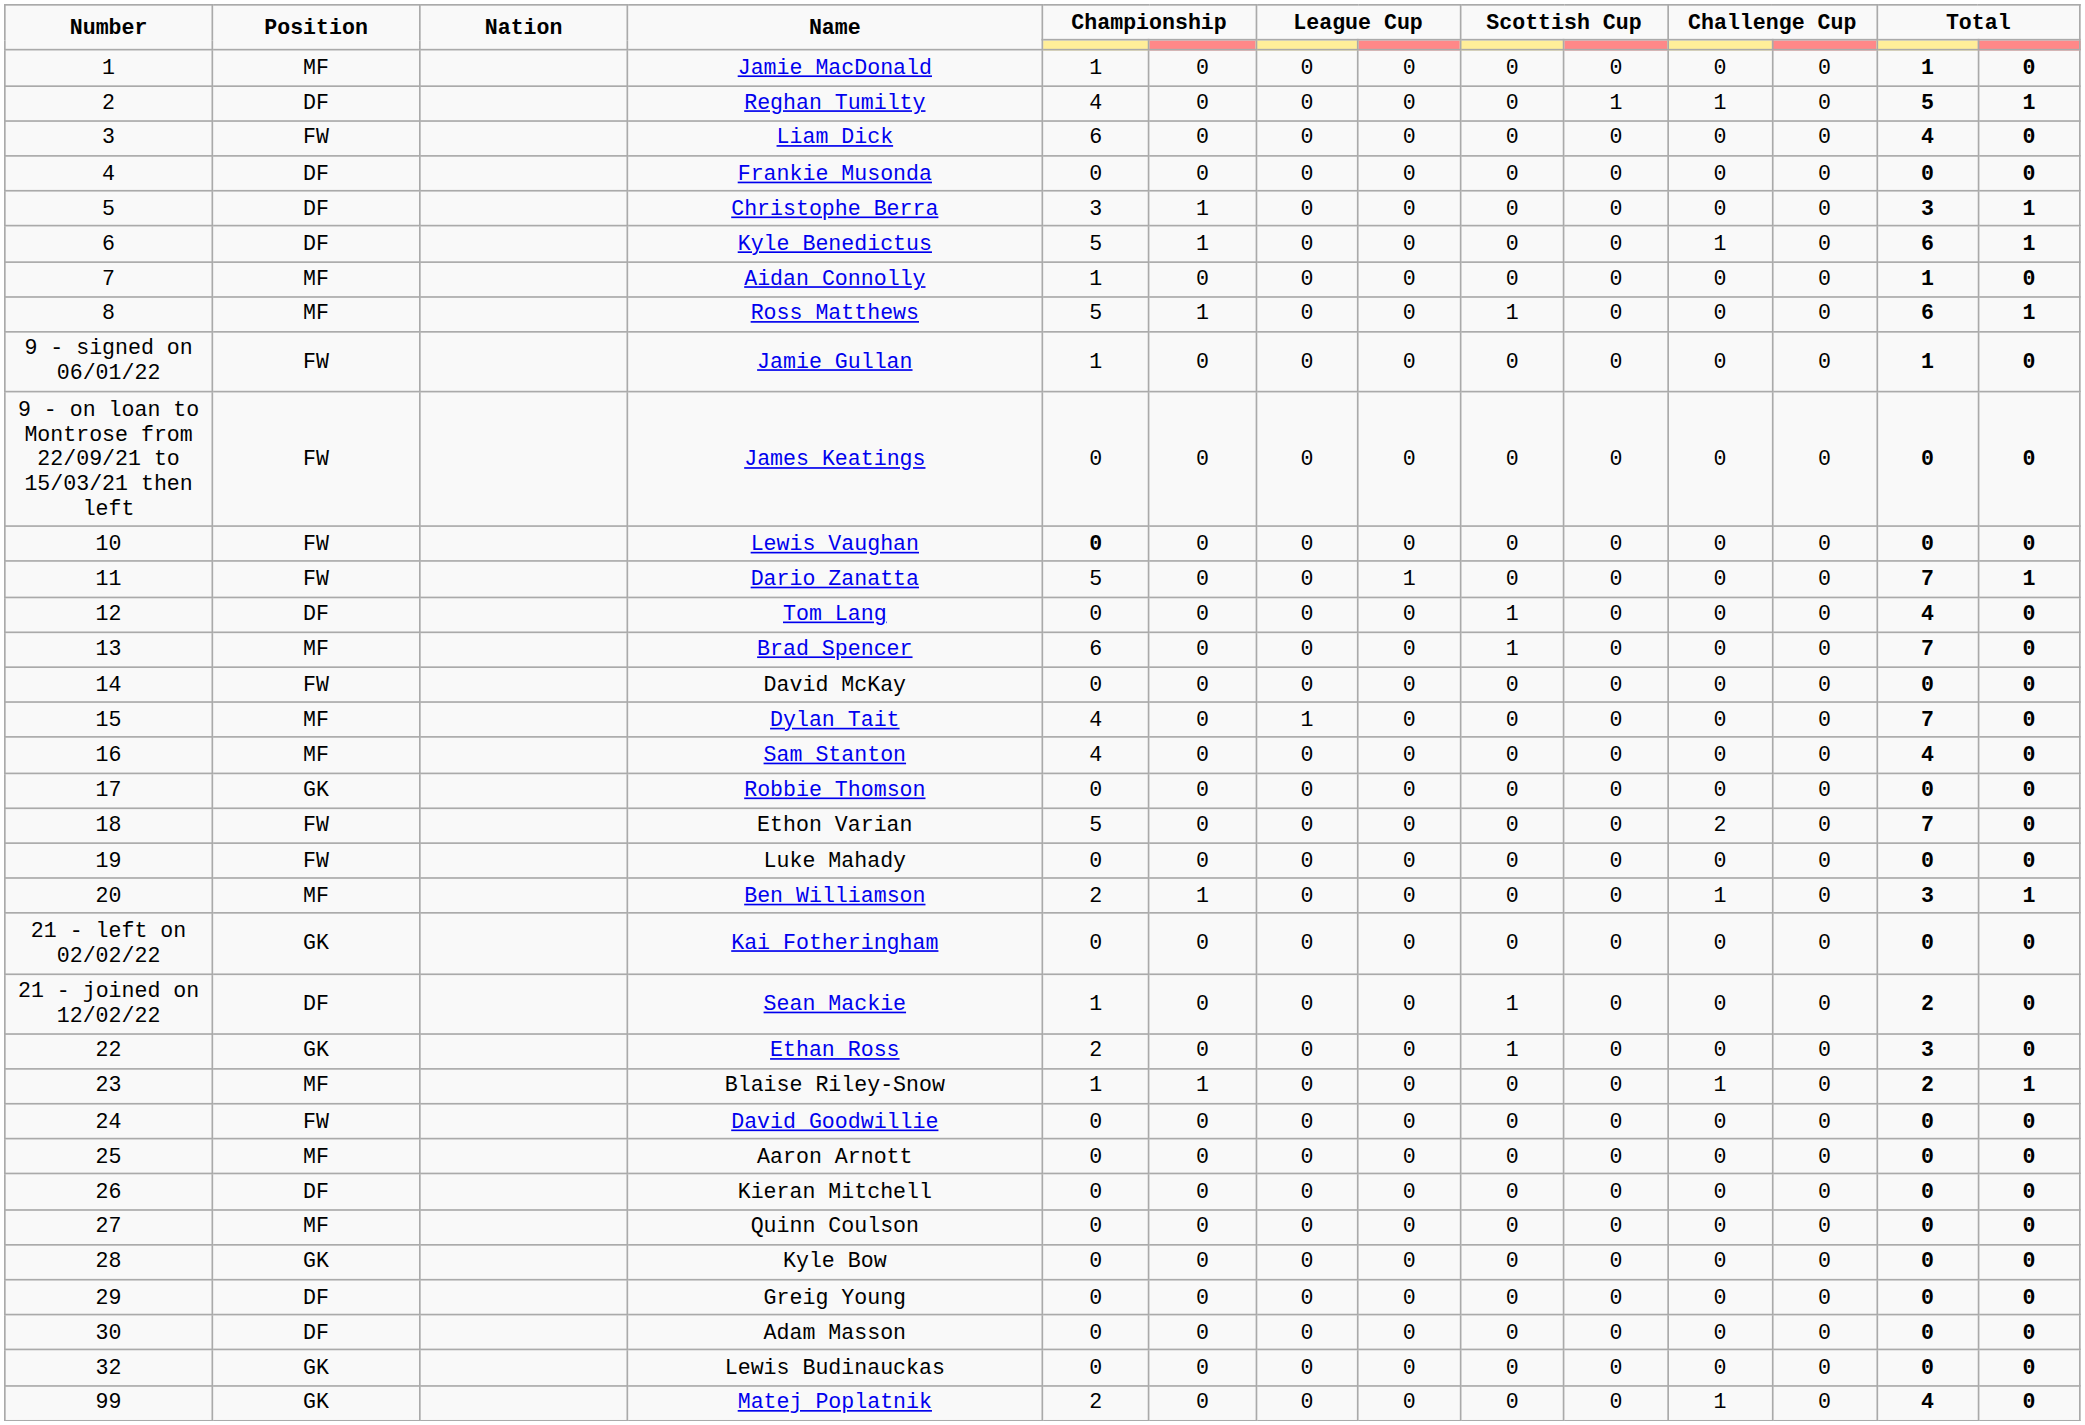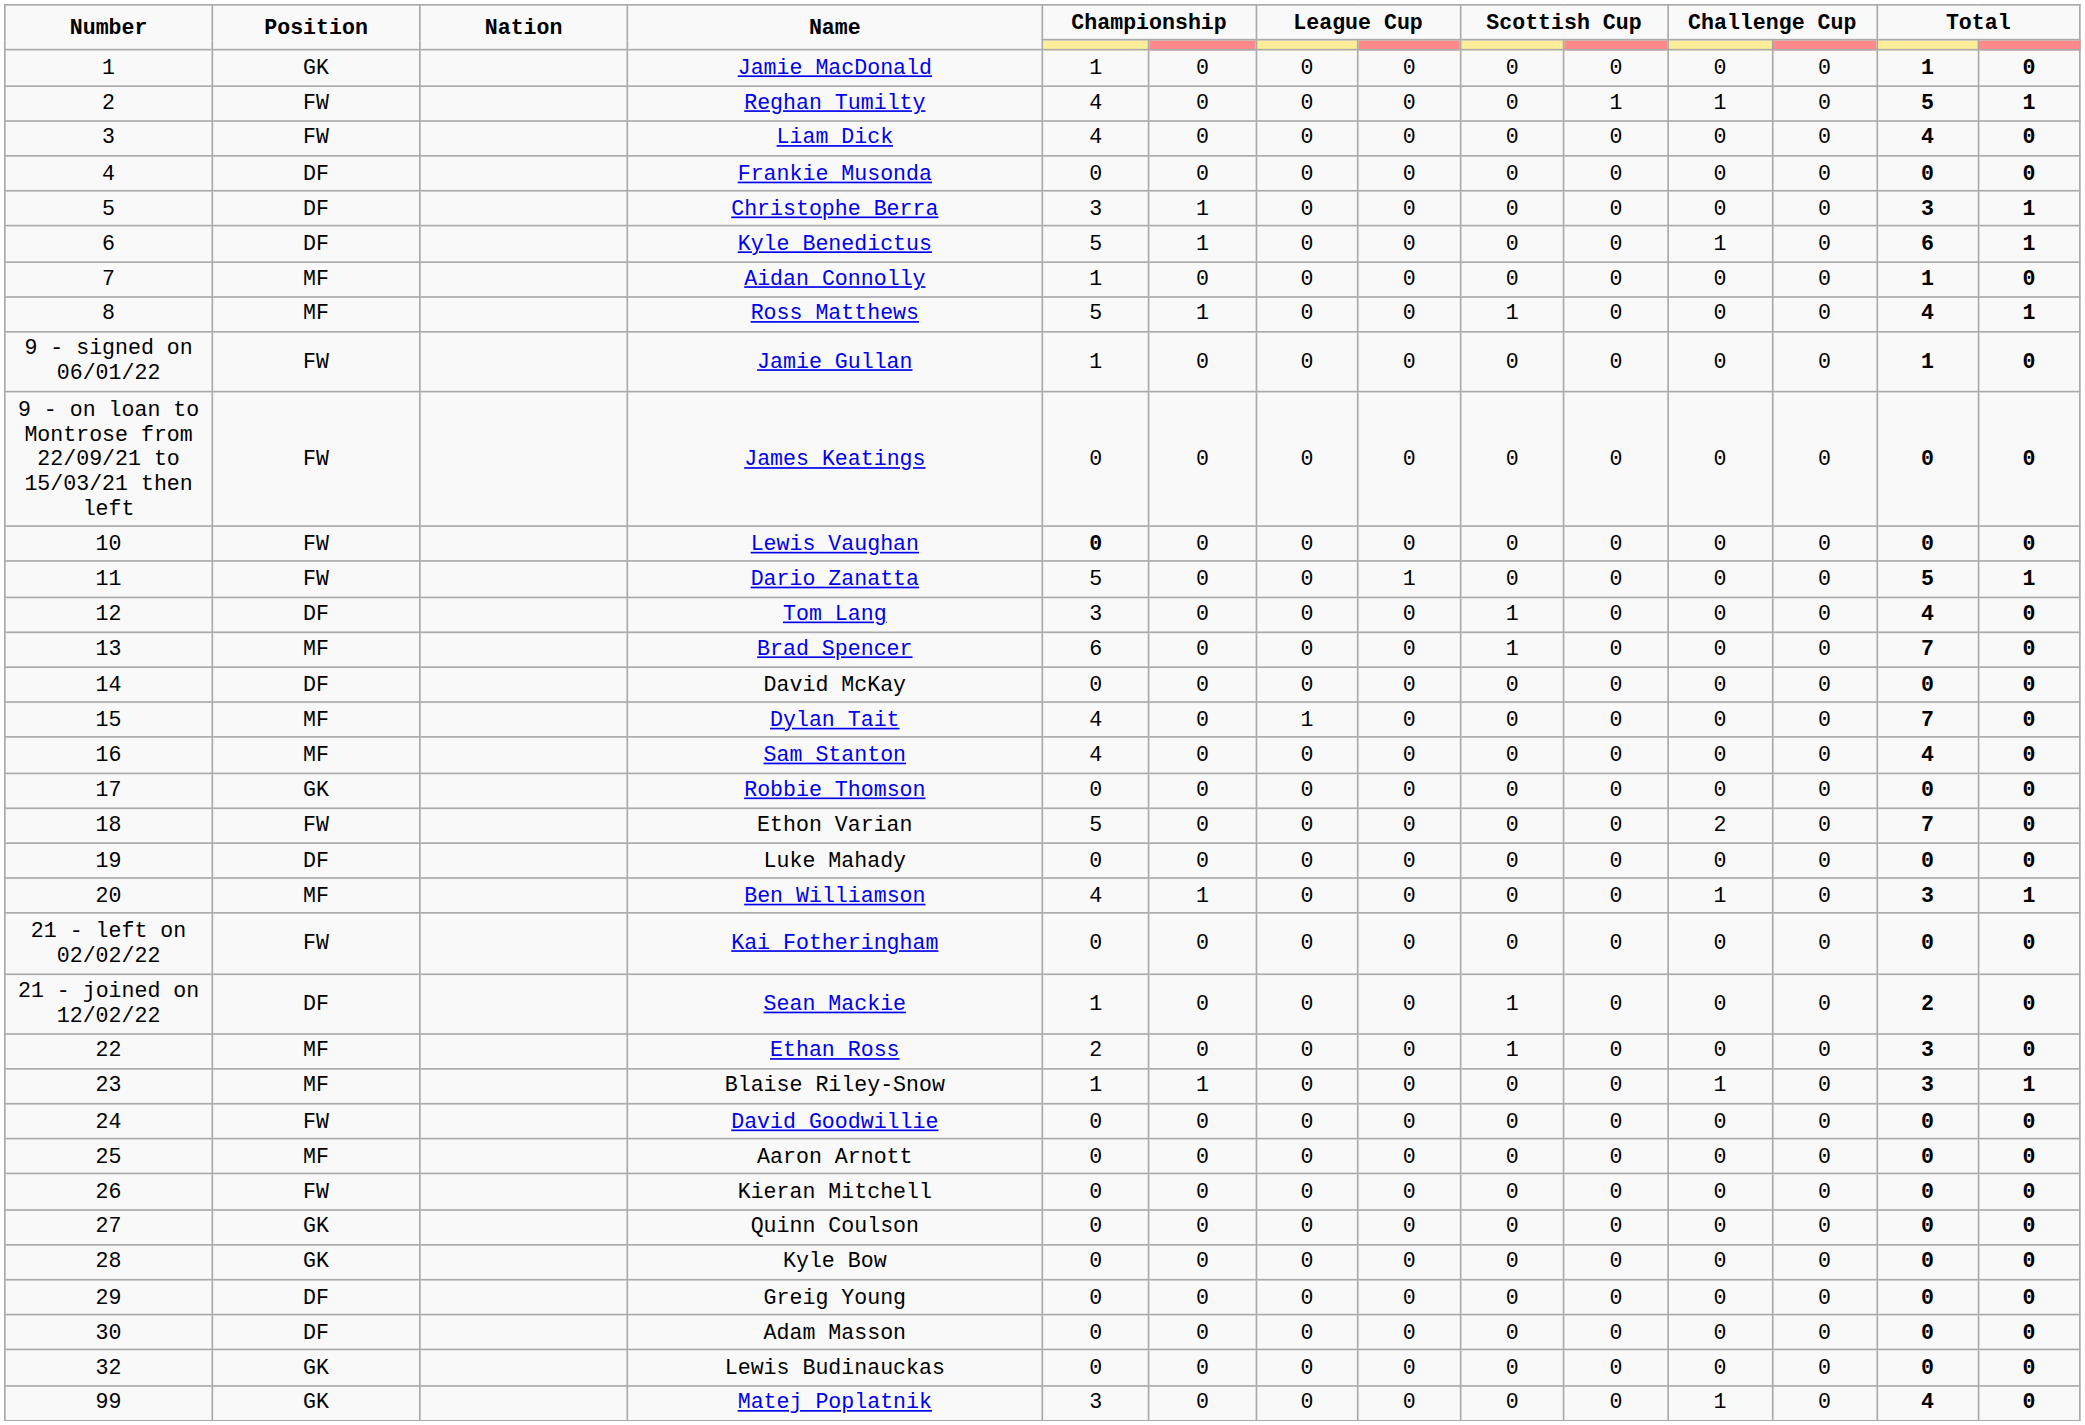(316, 68) MF -> (316, 68) GK
(316, 103) DF -> (316, 103) FW
(1096, 138) 6 -> (1096, 138) 4
(1927, 314) 6 -> (1927, 314) 4
(1927, 579) 7 -> (1927, 579) 5
(1096, 614) 0 -> (1096, 614) 3
(316, 685) FW -> (316, 685) DF
(316, 861) FW -> (316, 861) DF
(1096, 896) 2 -> (1096, 896) 4
(316, 943) GK -> (316, 943) FW
(316, 1051) GK -> (316, 1051) MF
(1927, 1086) 2 -> (1927, 1086) 3
(316, 1192) DF -> (316, 1192) FW
(316, 1227) MF -> (316, 1227) GK
(1096, 1403) 2 -> (1096, 1403) 3
